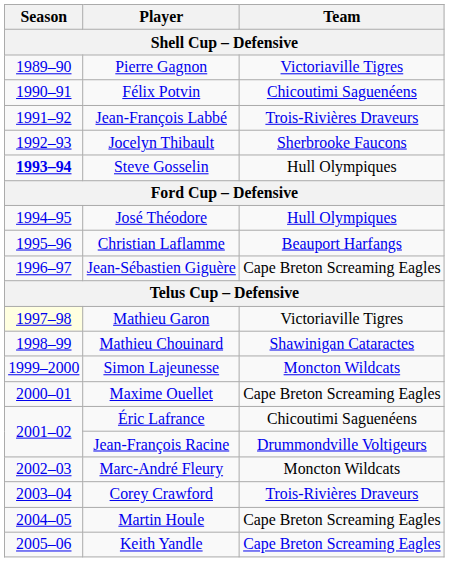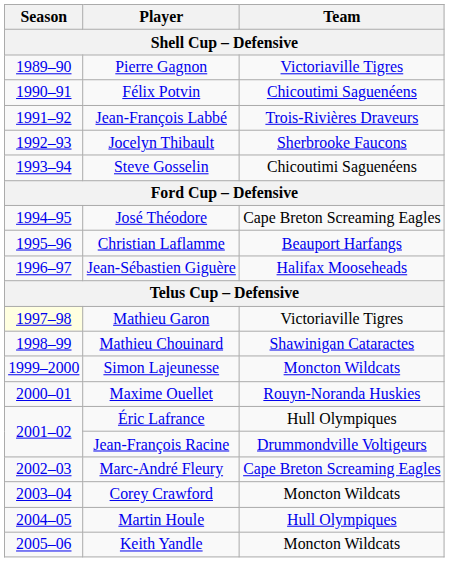(44, 167) bold -> (44, 167) normal
(342, 167) Hull Olympiques -> (342, 167) Chicoutimi Saguenéens
(342, 218) Hull Olympiques -> (342, 218) Cape Breton Screaming Eagles
(342, 268) Cape Breton Screaming Eagles -> (342, 268) Halifax Mooseheads
(342, 393) Cape Breton Screaming Eagles -> (342, 393) Rouyn-Noranda Huskies
(342, 419) Chicoutimi Saguenéens -> (342, 419) Hull Olympiques
(342, 469) Moncton Wildcats -> (342, 469) Cape Breton Screaming Eagles
(342, 494) Trois-Rivières Draveurs -> (342, 494) Moncton Wildcats
(342, 519) Cape Breton Screaming Eagles -> (342, 519) Hull Olympiques
(342, 544) Cape Breton Screaming Eagles -> (342, 544) Moncton Wildcats
